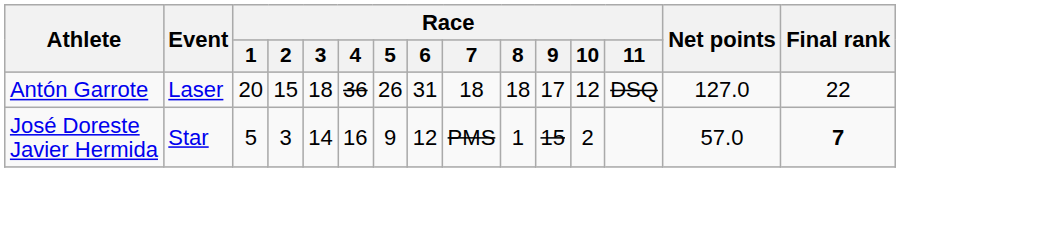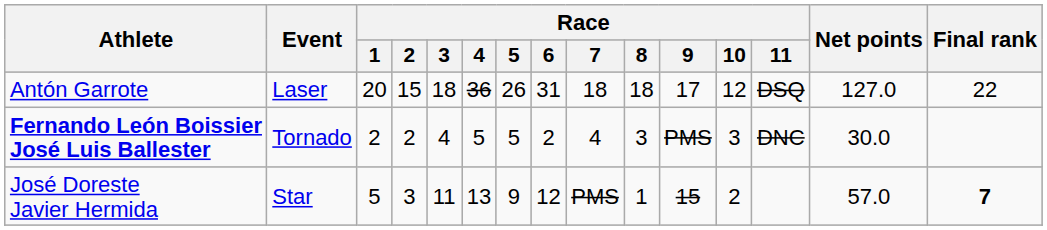+ row: (136, 137)
(321, 137) 14 -> (444, 197) 11
(355, 137) 16 -> (479, 197) 13
